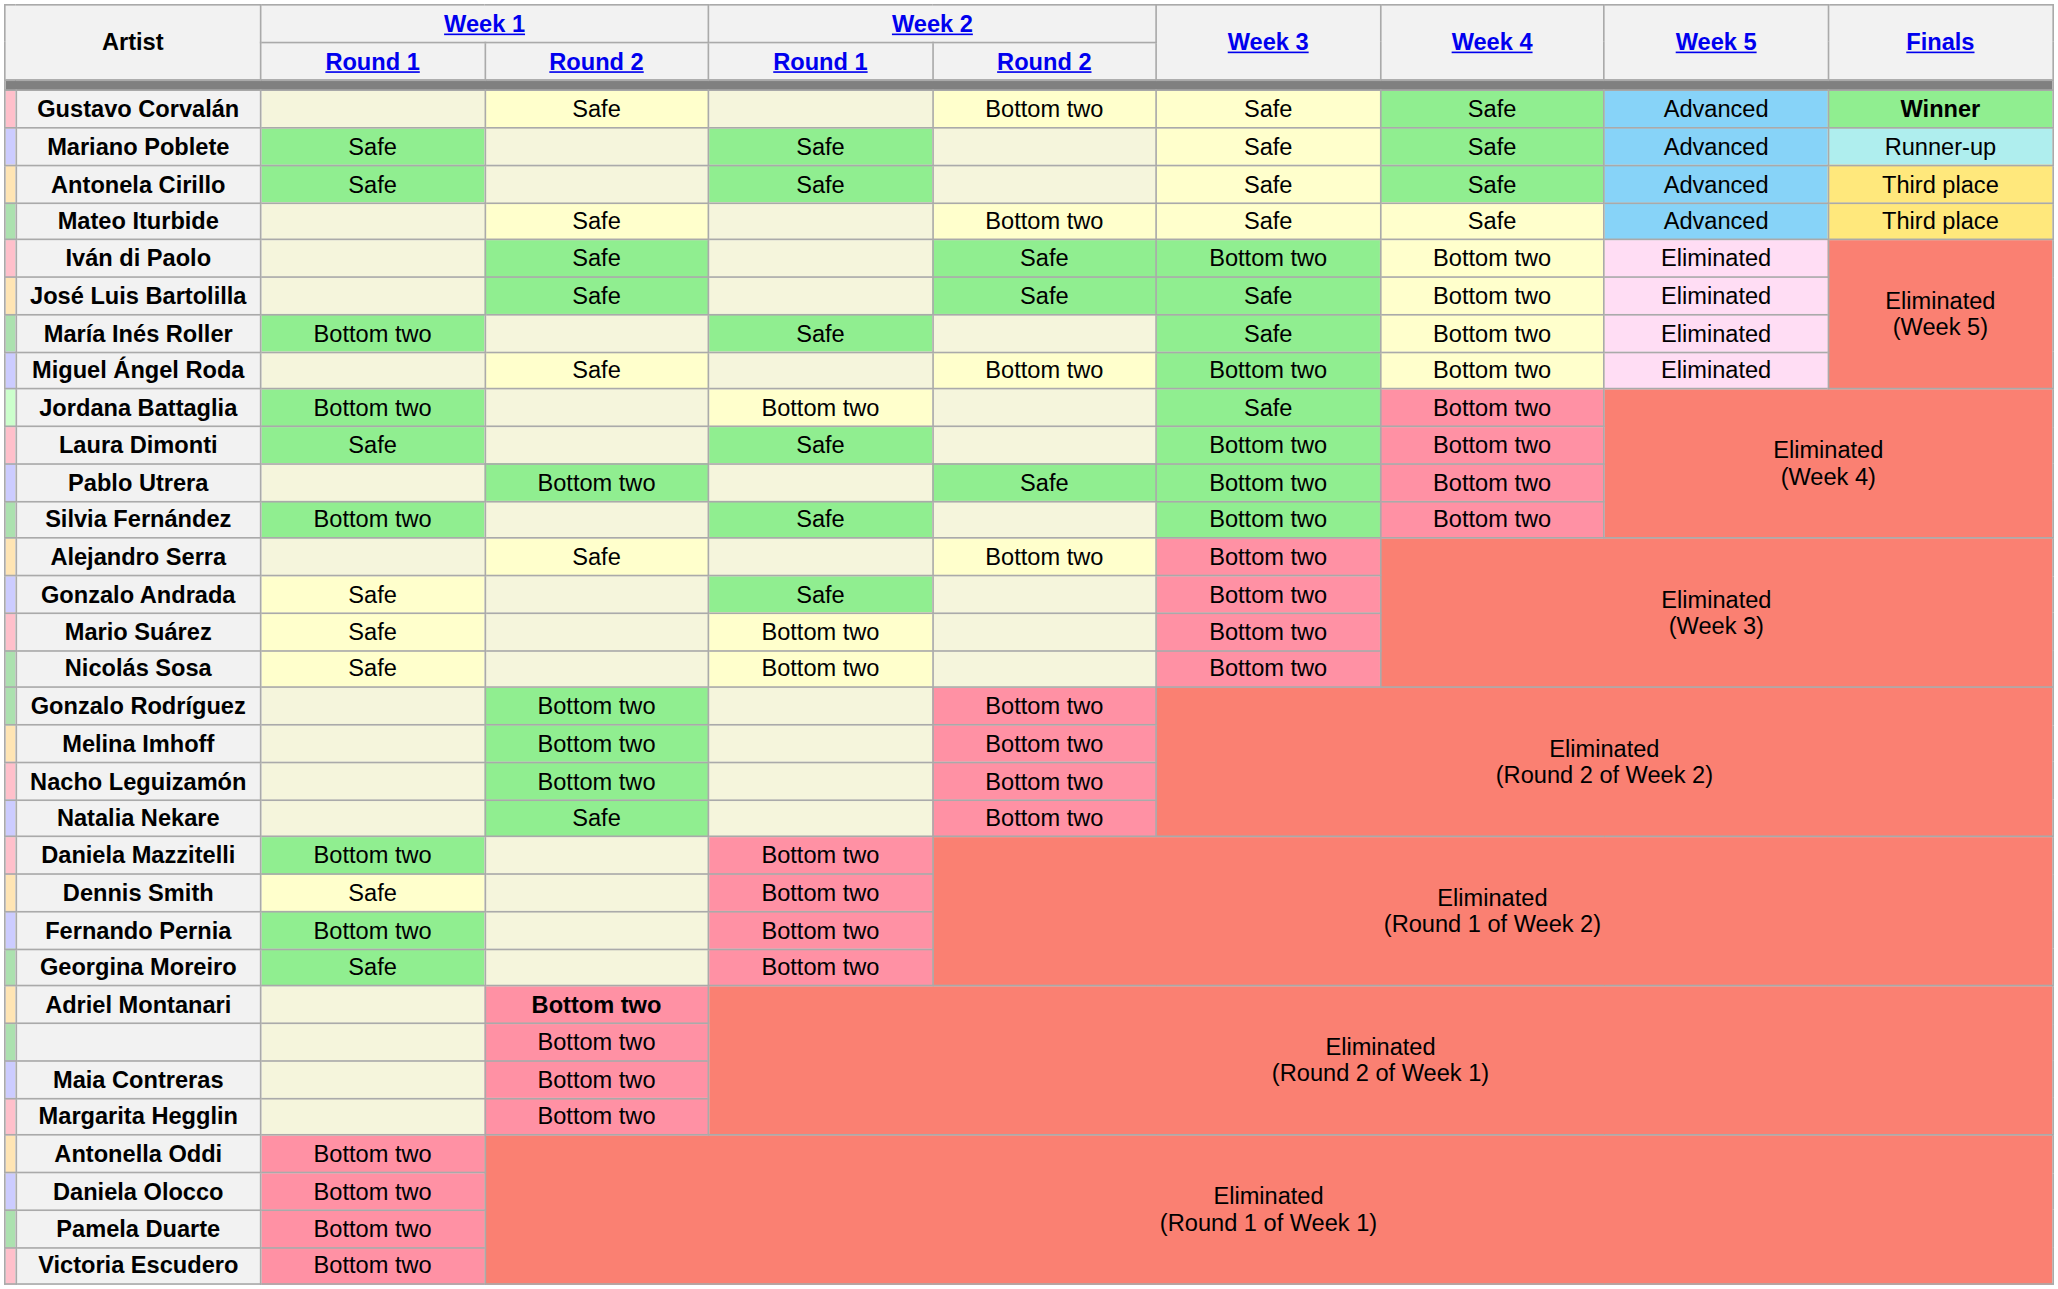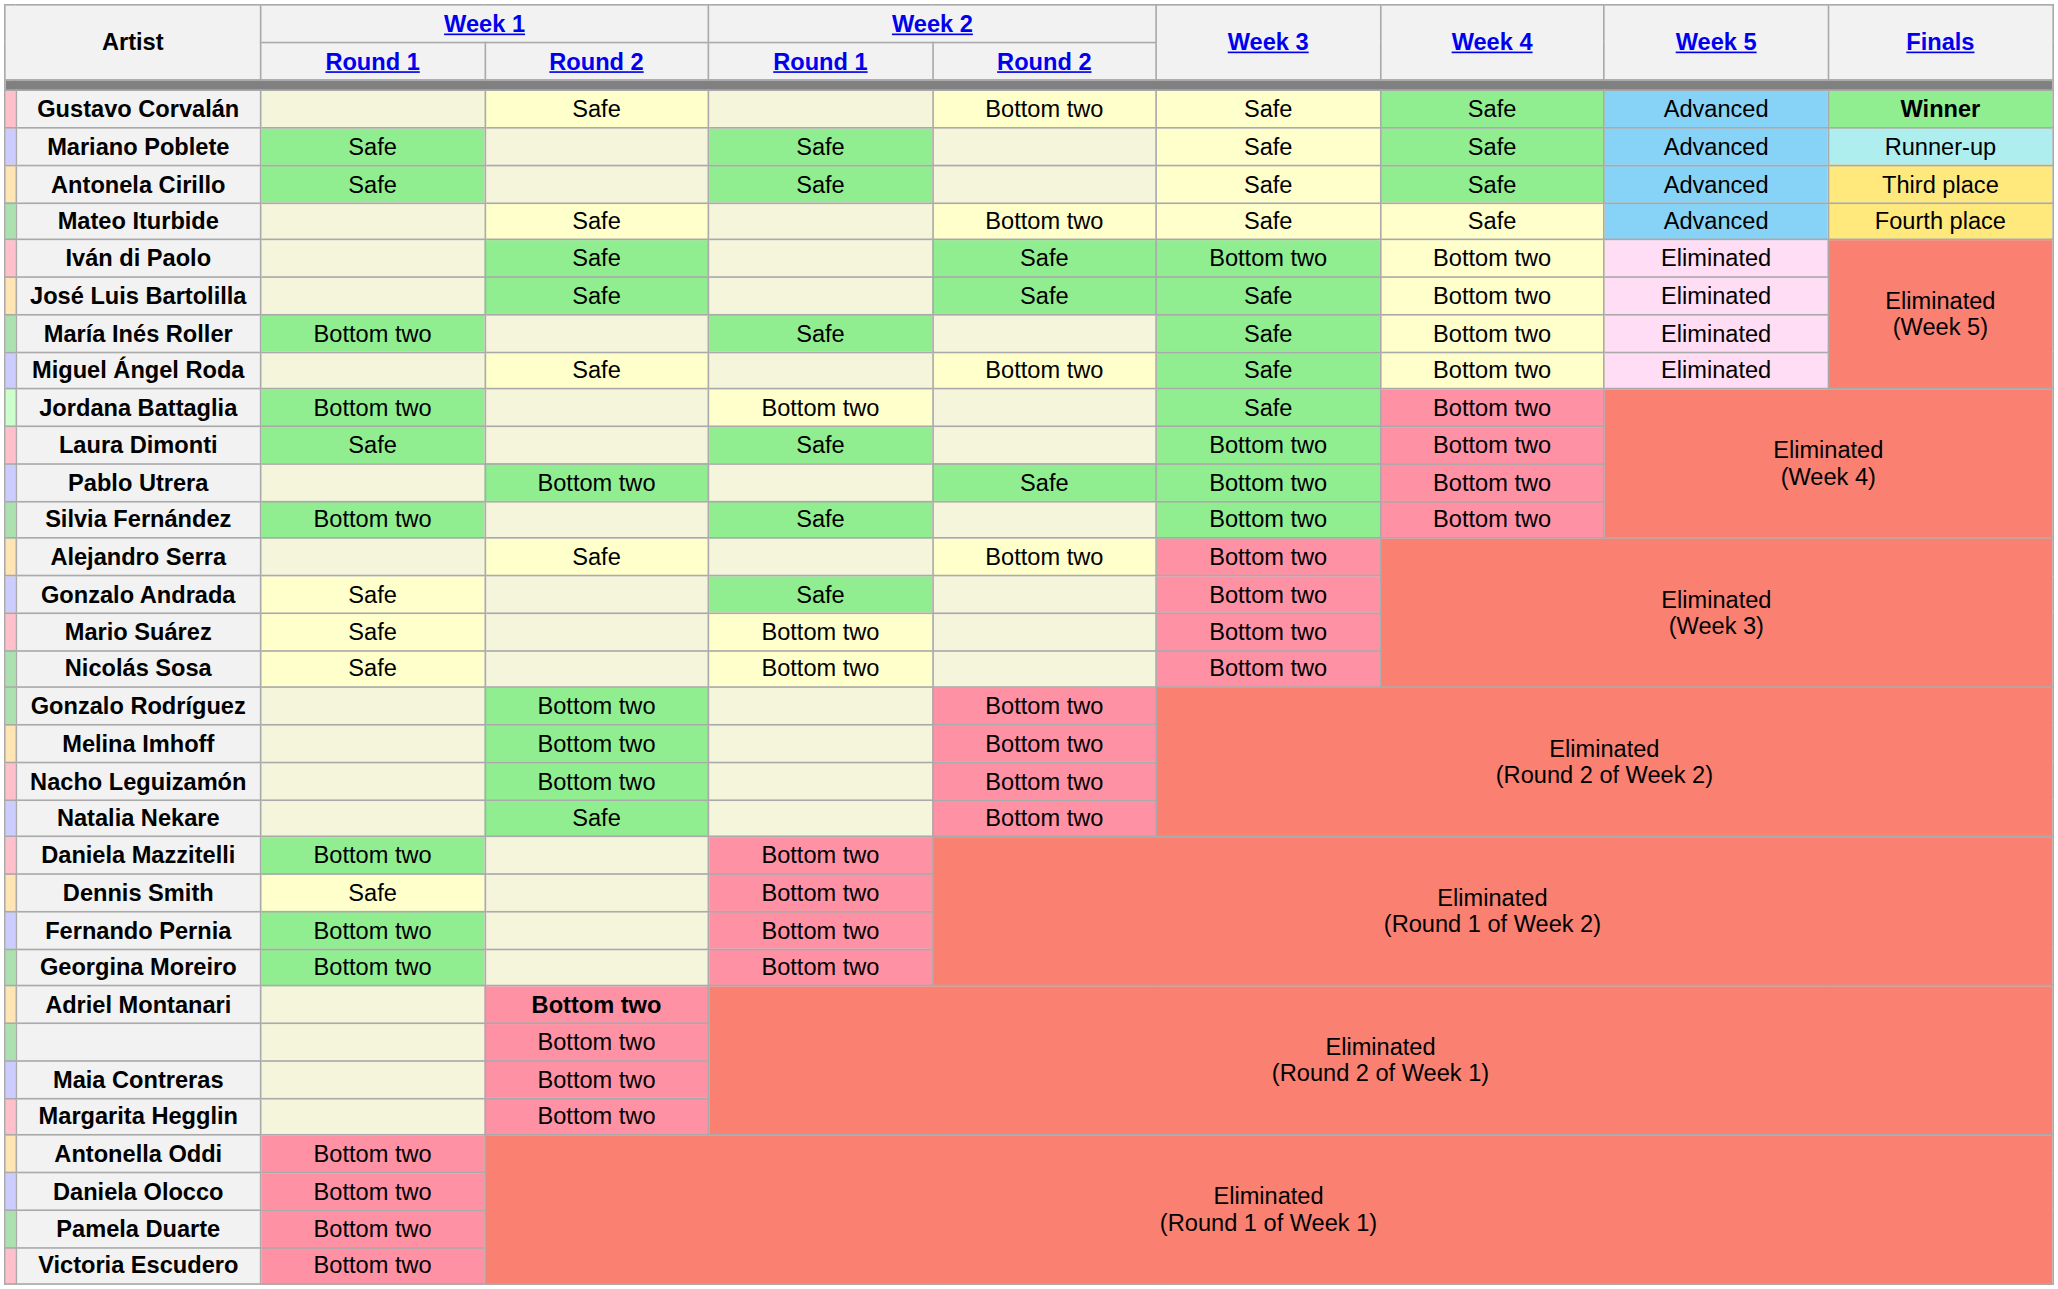(1940, 221) Third place -> (1940, 221) Fourth place
(1268, 371) Bottom two -> (1268, 371) Safe
(373, 968) Safe -> (373, 968) Bottom two
